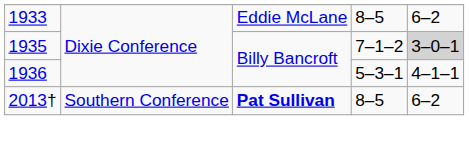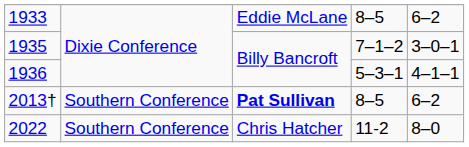(435, 45) lightgrey background -> (435, 45) no background
+ row: (28, 127)
